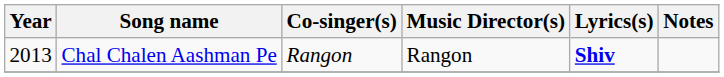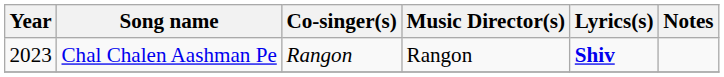(31, 54) 2013 -> (31, 54) 2023
